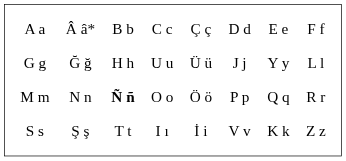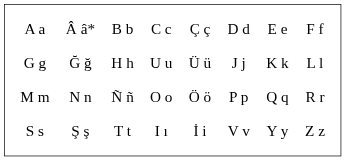(278, 63) Y y -> (277, 63) K k
(123, 97) bold -> (123, 97) normal
(278, 131) K k -> (277, 131) Y y
